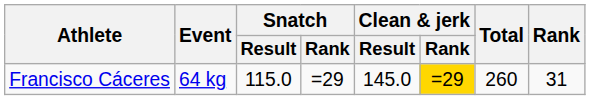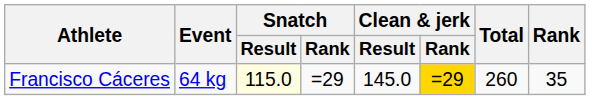(268, 80) no background -> (268, 80) lightyellow background
(556, 80) 31 -> (556, 80) 35
